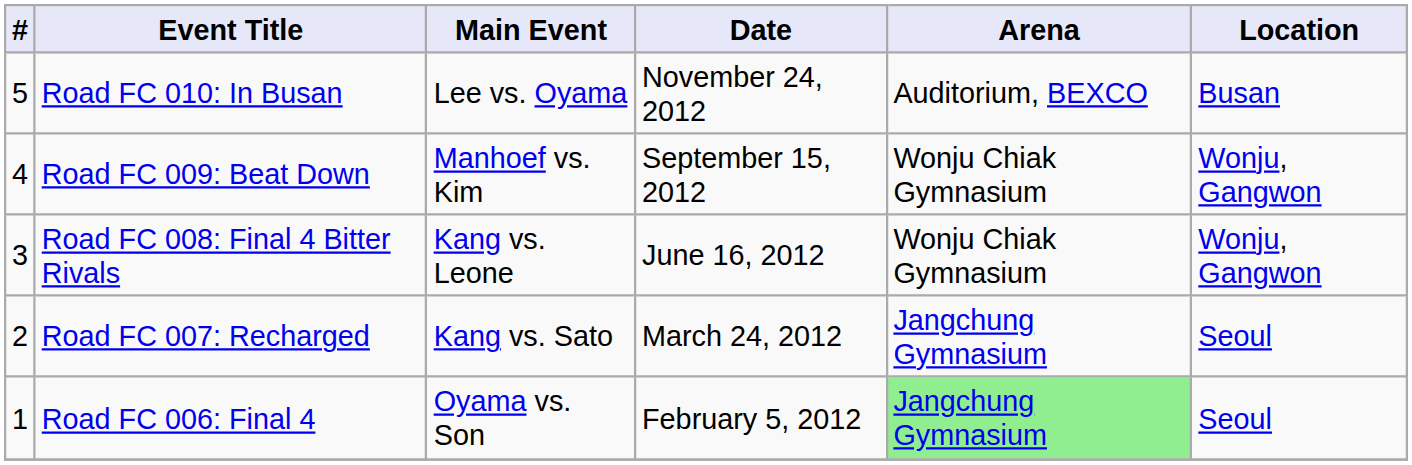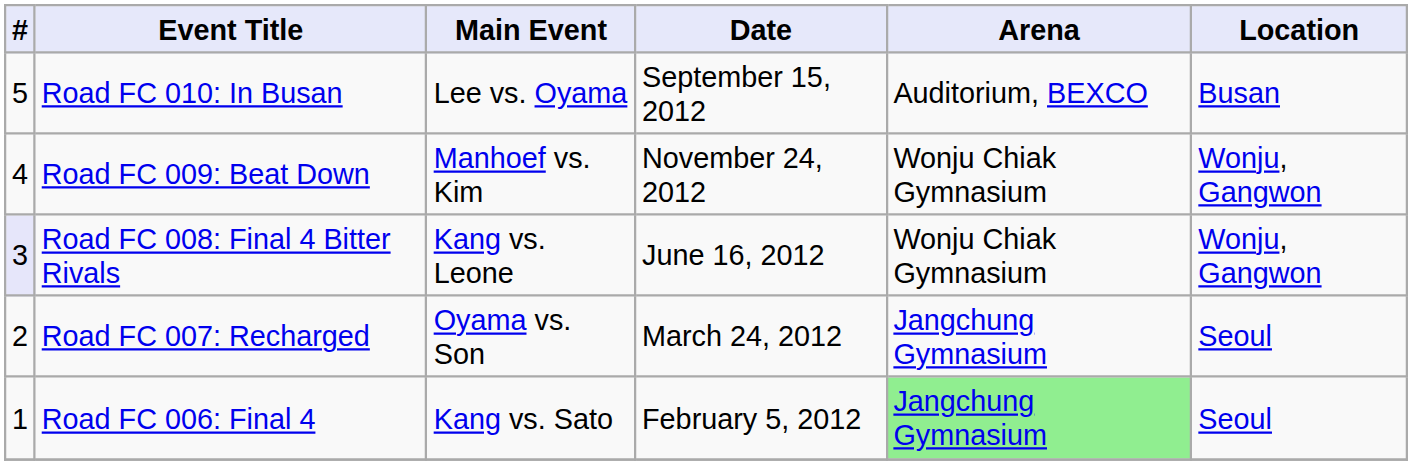(732, 93) November 24, 2012 -> (736, 93) September 15, 2012
(736, 174) September 15, 2012 -> (732, 174) November 24, 2012
(20, 255) no background -> (20, 255) lavender background
(523, 337) Kang vs. Sato -> (502, 337) Oyama vs. Son
(502, 418) Oyama vs. Son -> (523, 418) Kang vs. Sato
